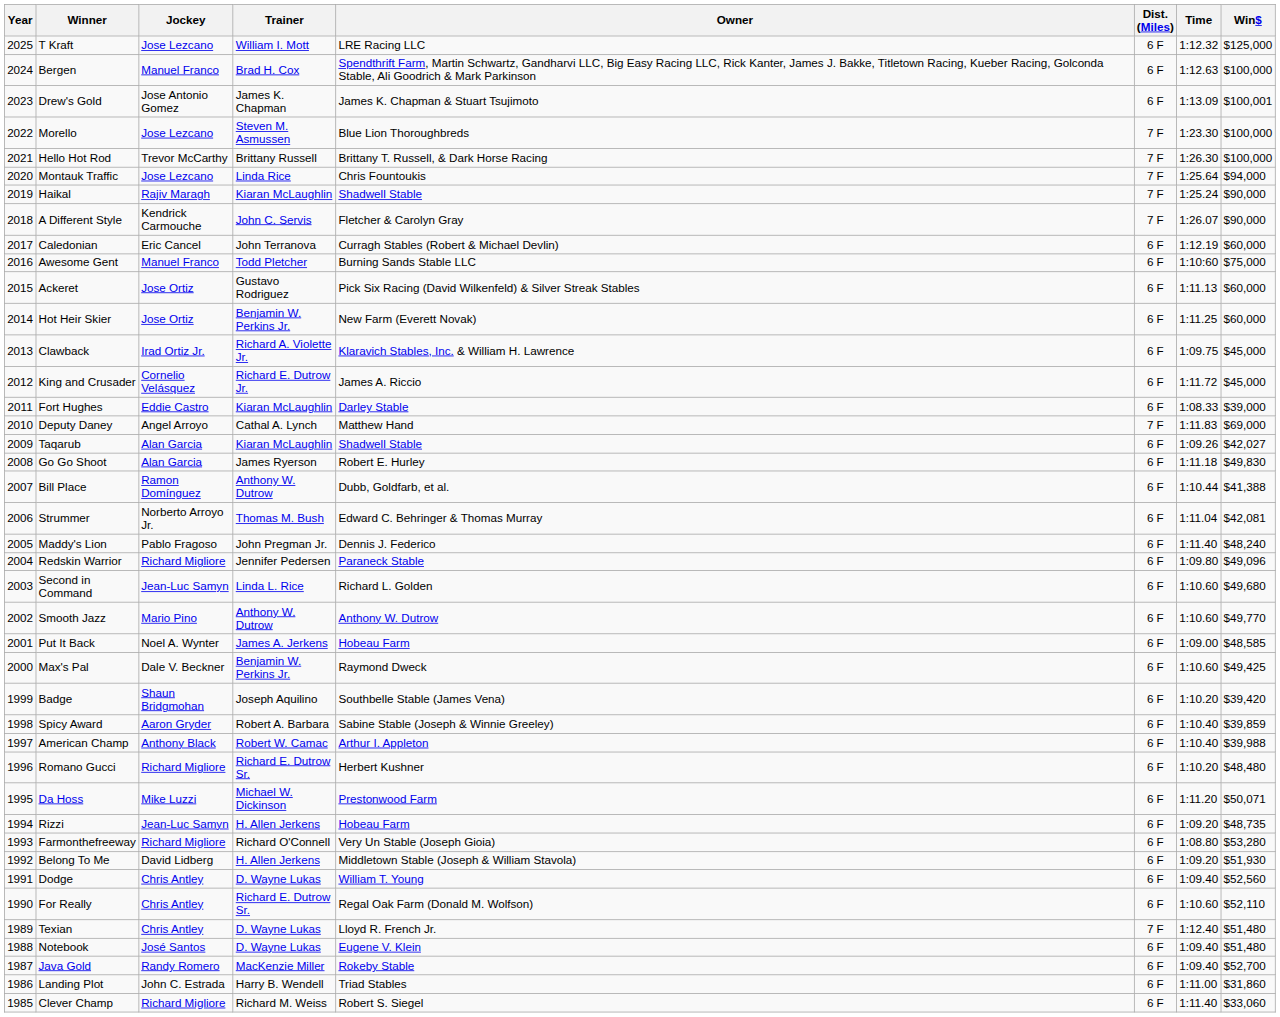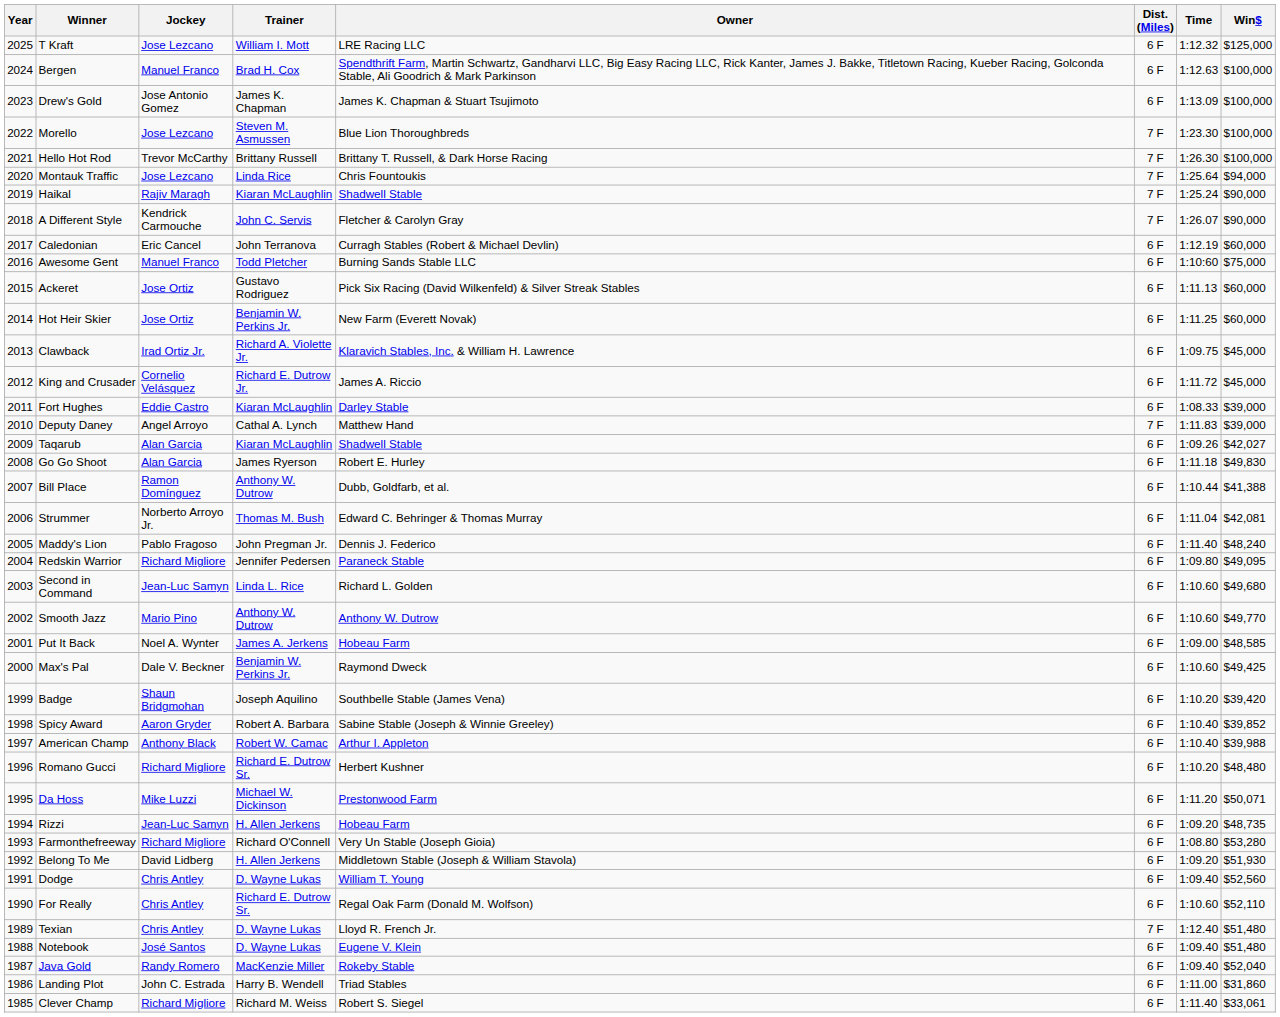(1248, 102) $100,001 -> (1248, 102) $100,000
(1245, 425) $69,000 -> (1245, 425) $39,000
(1245, 562) $49,096 -> (1245, 562) $49,095
(1245, 724) $39,859 -> (1245, 724) $39,852
(1245, 966) $52,700 -> (1245, 966) $52,040
(1245, 1003) $33,060 -> (1245, 1003) $33,061
